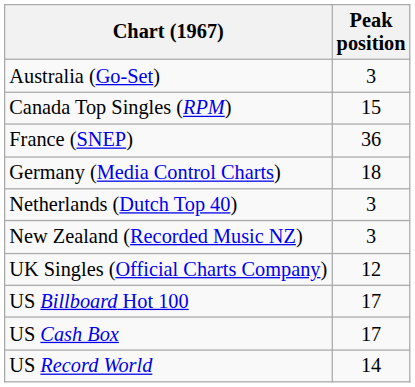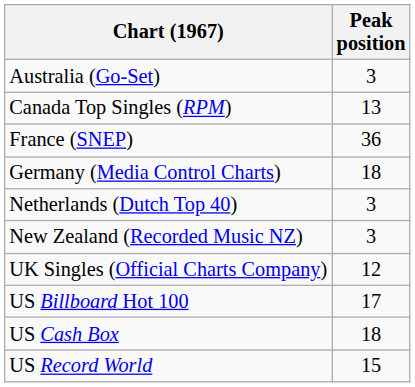(371, 107) 15 -> (371, 107) 13
(371, 333) 17 -> (371, 333) 18
(371, 365) 14 -> (371, 365) 15
